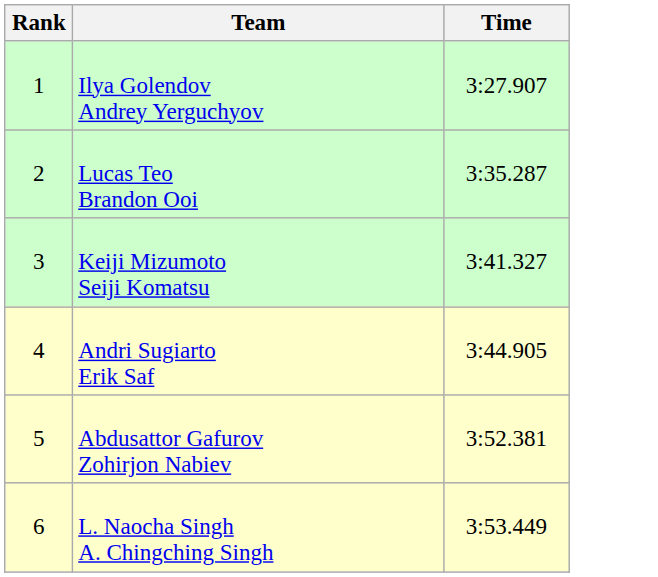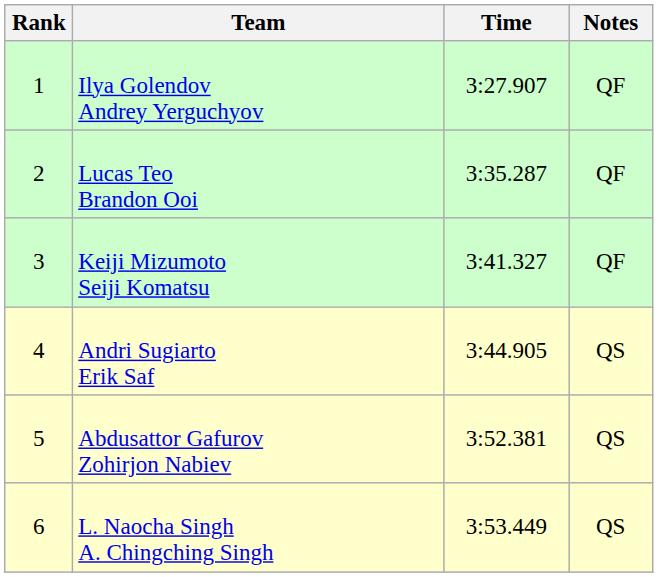+ column: (611, 22)
